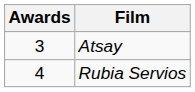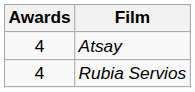(40, 45) 3 -> (40, 45) 4
